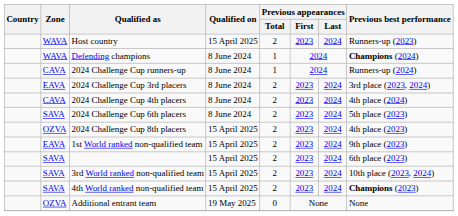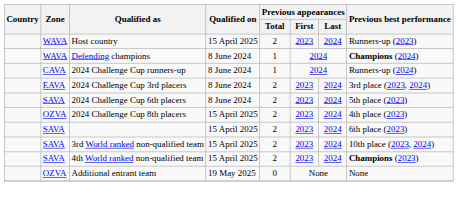- row: (54, 100)
- row: (54, 144)
